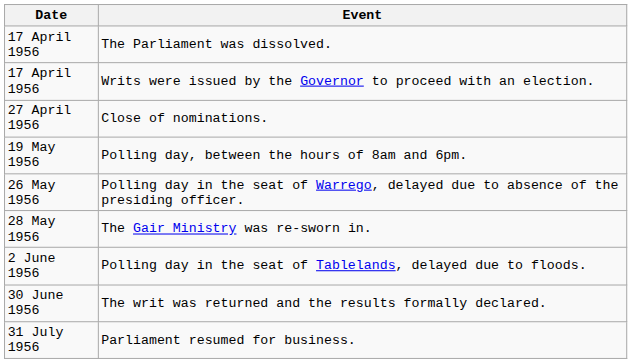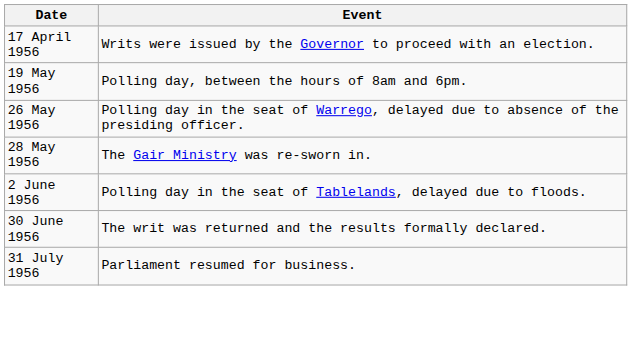- row: (217, 45)
- row: (185, 118)
